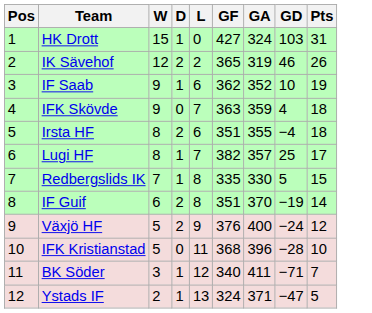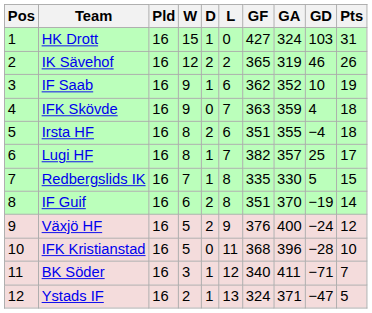+ column: (164, 16)
